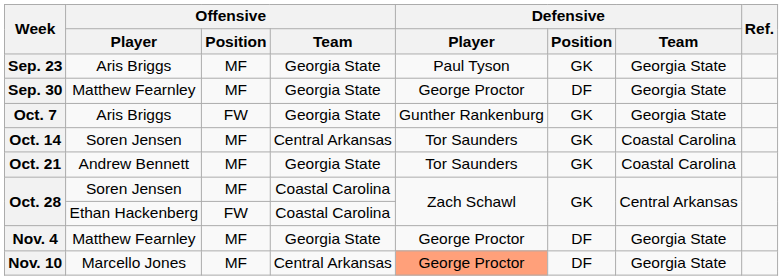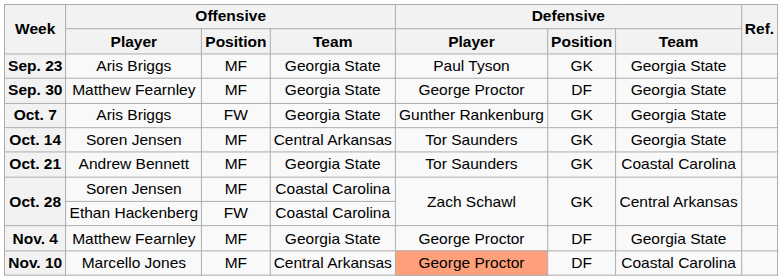(679, 139) Coastal Carolina -> (679, 139) Georgia State
(679, 262) Georgia State -> (679, 262) Coastal Carolina
